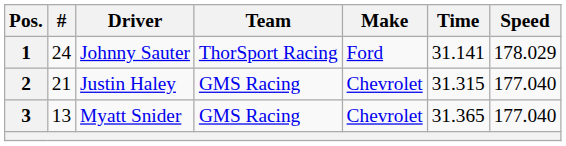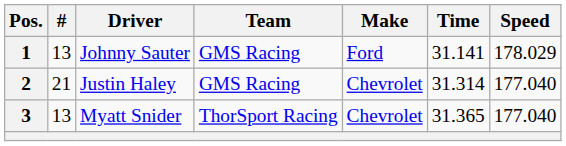(61, 52) 24 -> (61, 52) 13
(268, 52) ThorSport Racing -> (250, 52) GMS Racing
(458, 84) 31.315 -> (458, 84) 31.314
(250, 116) GMS Racing -> (268, 116) ThorSport Racing
